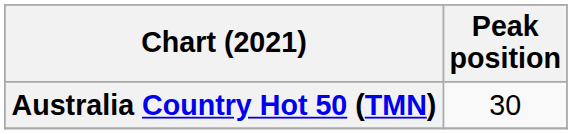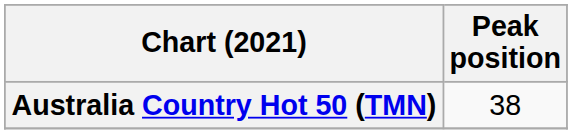(505, 104) 30 -> (505, 104) 38
